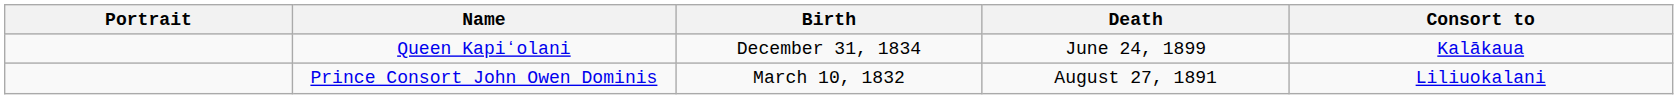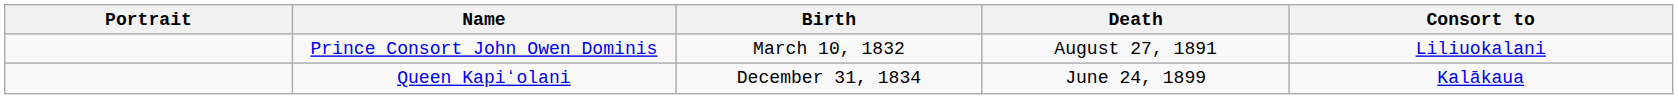rows swapped: (484, 49) <-> (484, 78)
